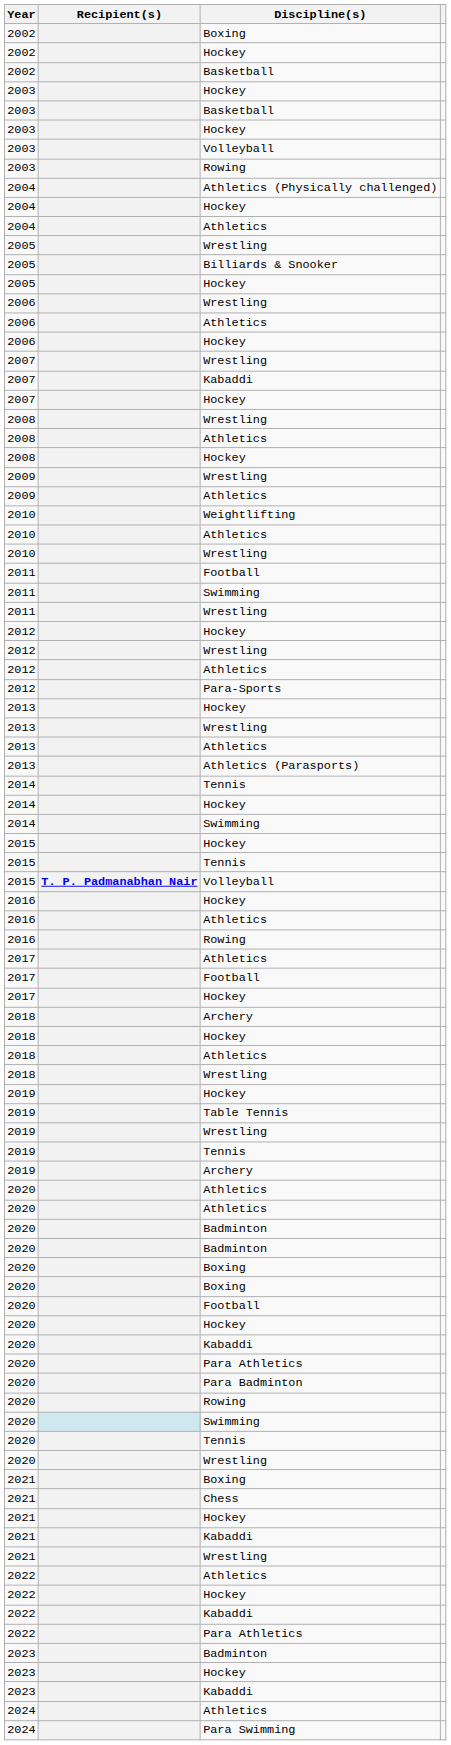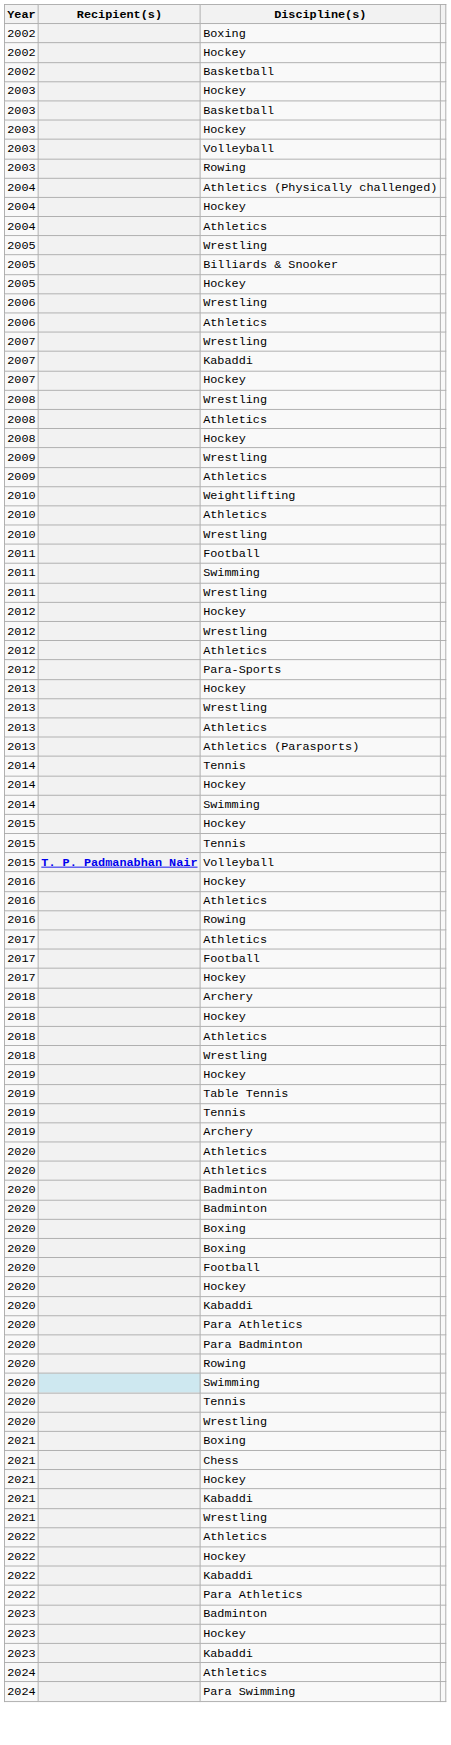- row: (21, 342)
- row: (21, 1132)
